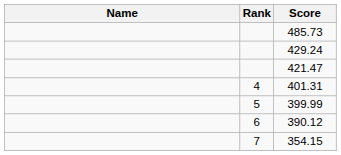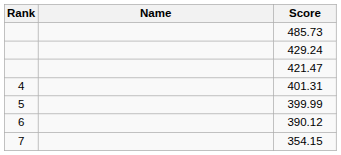columns swapped: (257, 13) <-> (122, 13)
